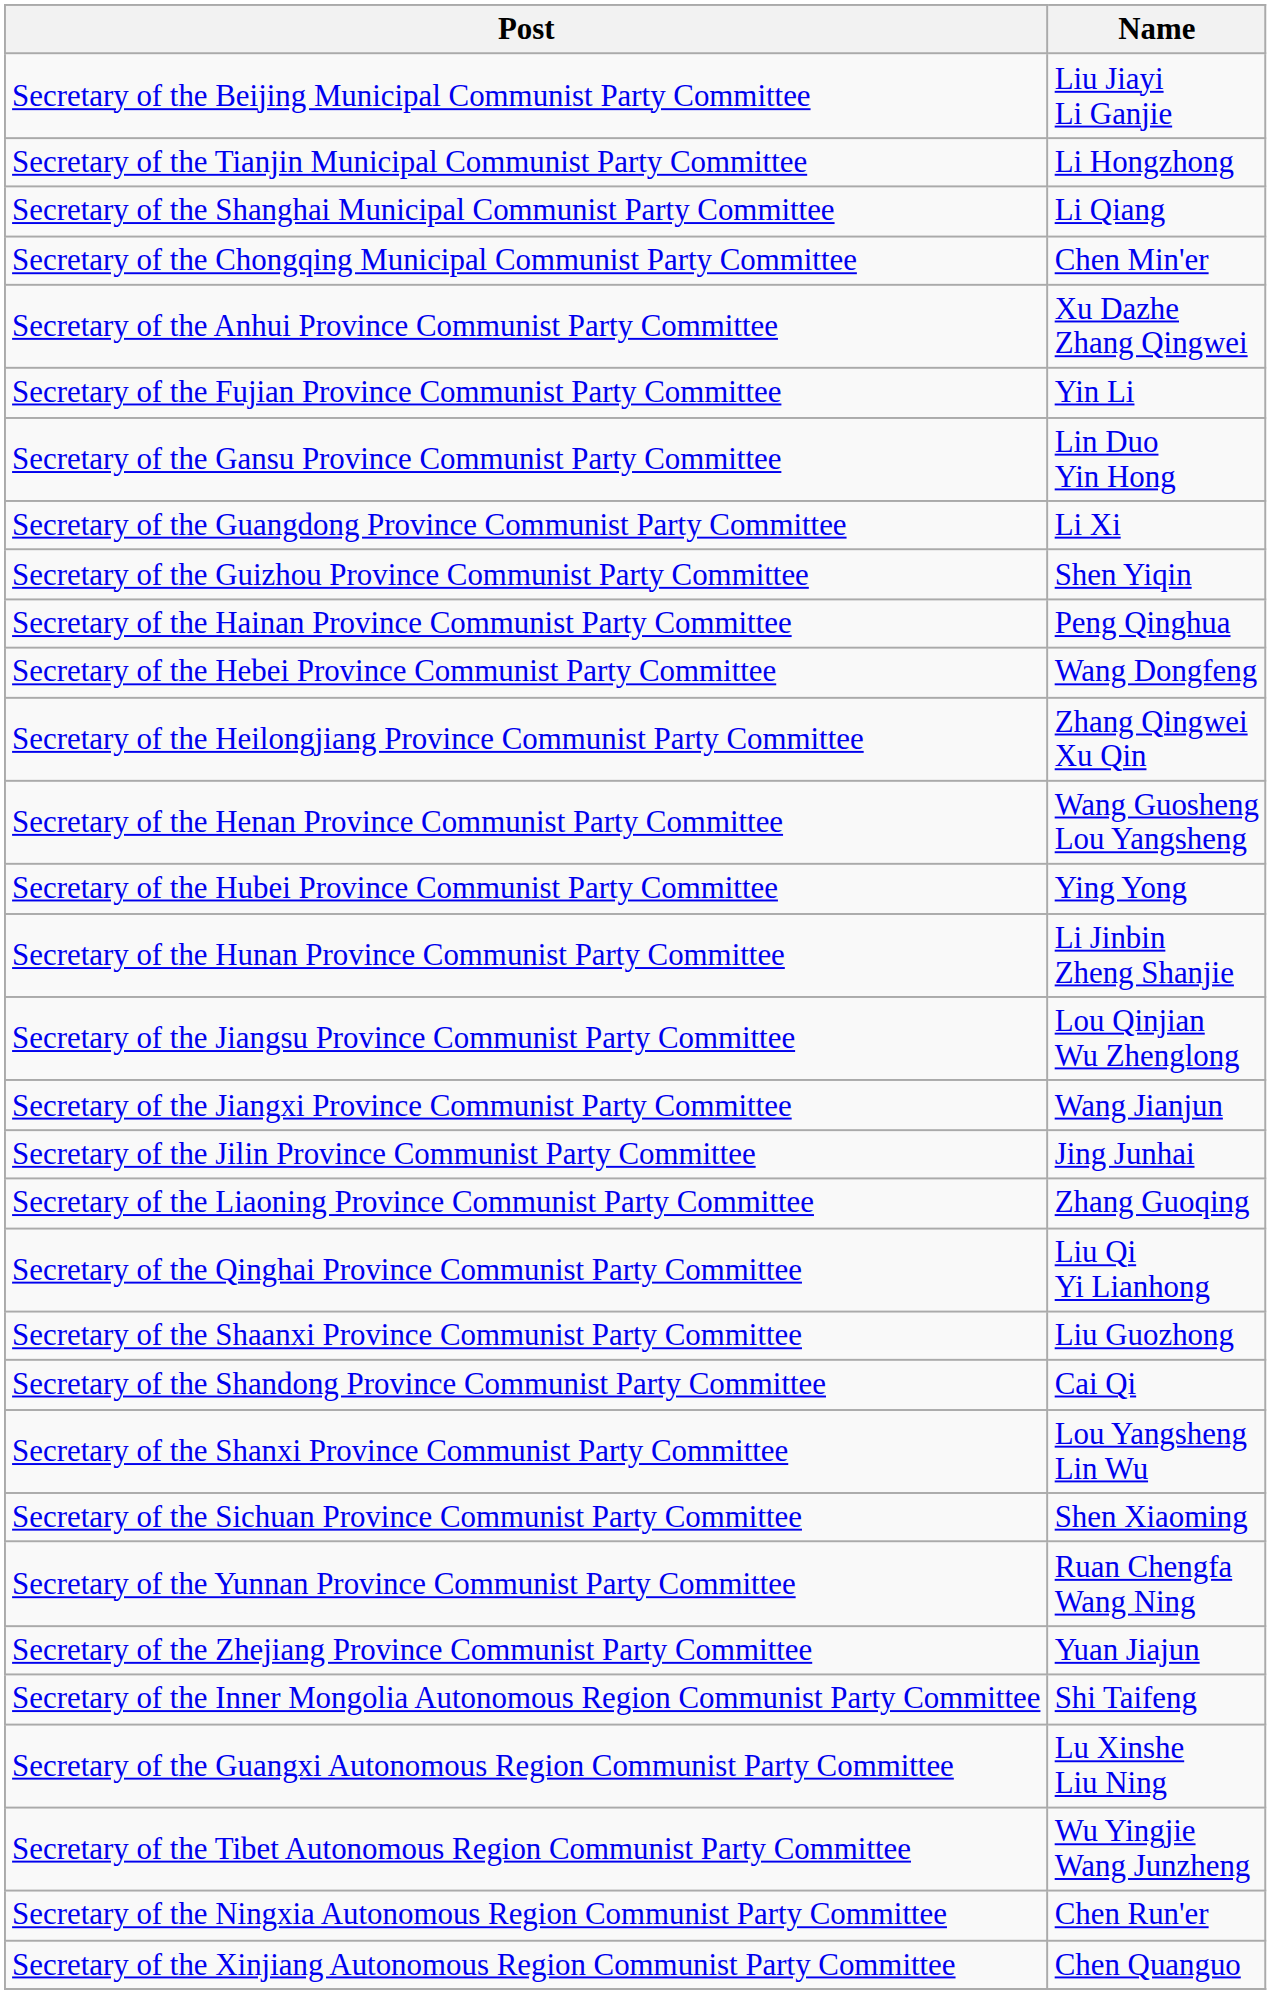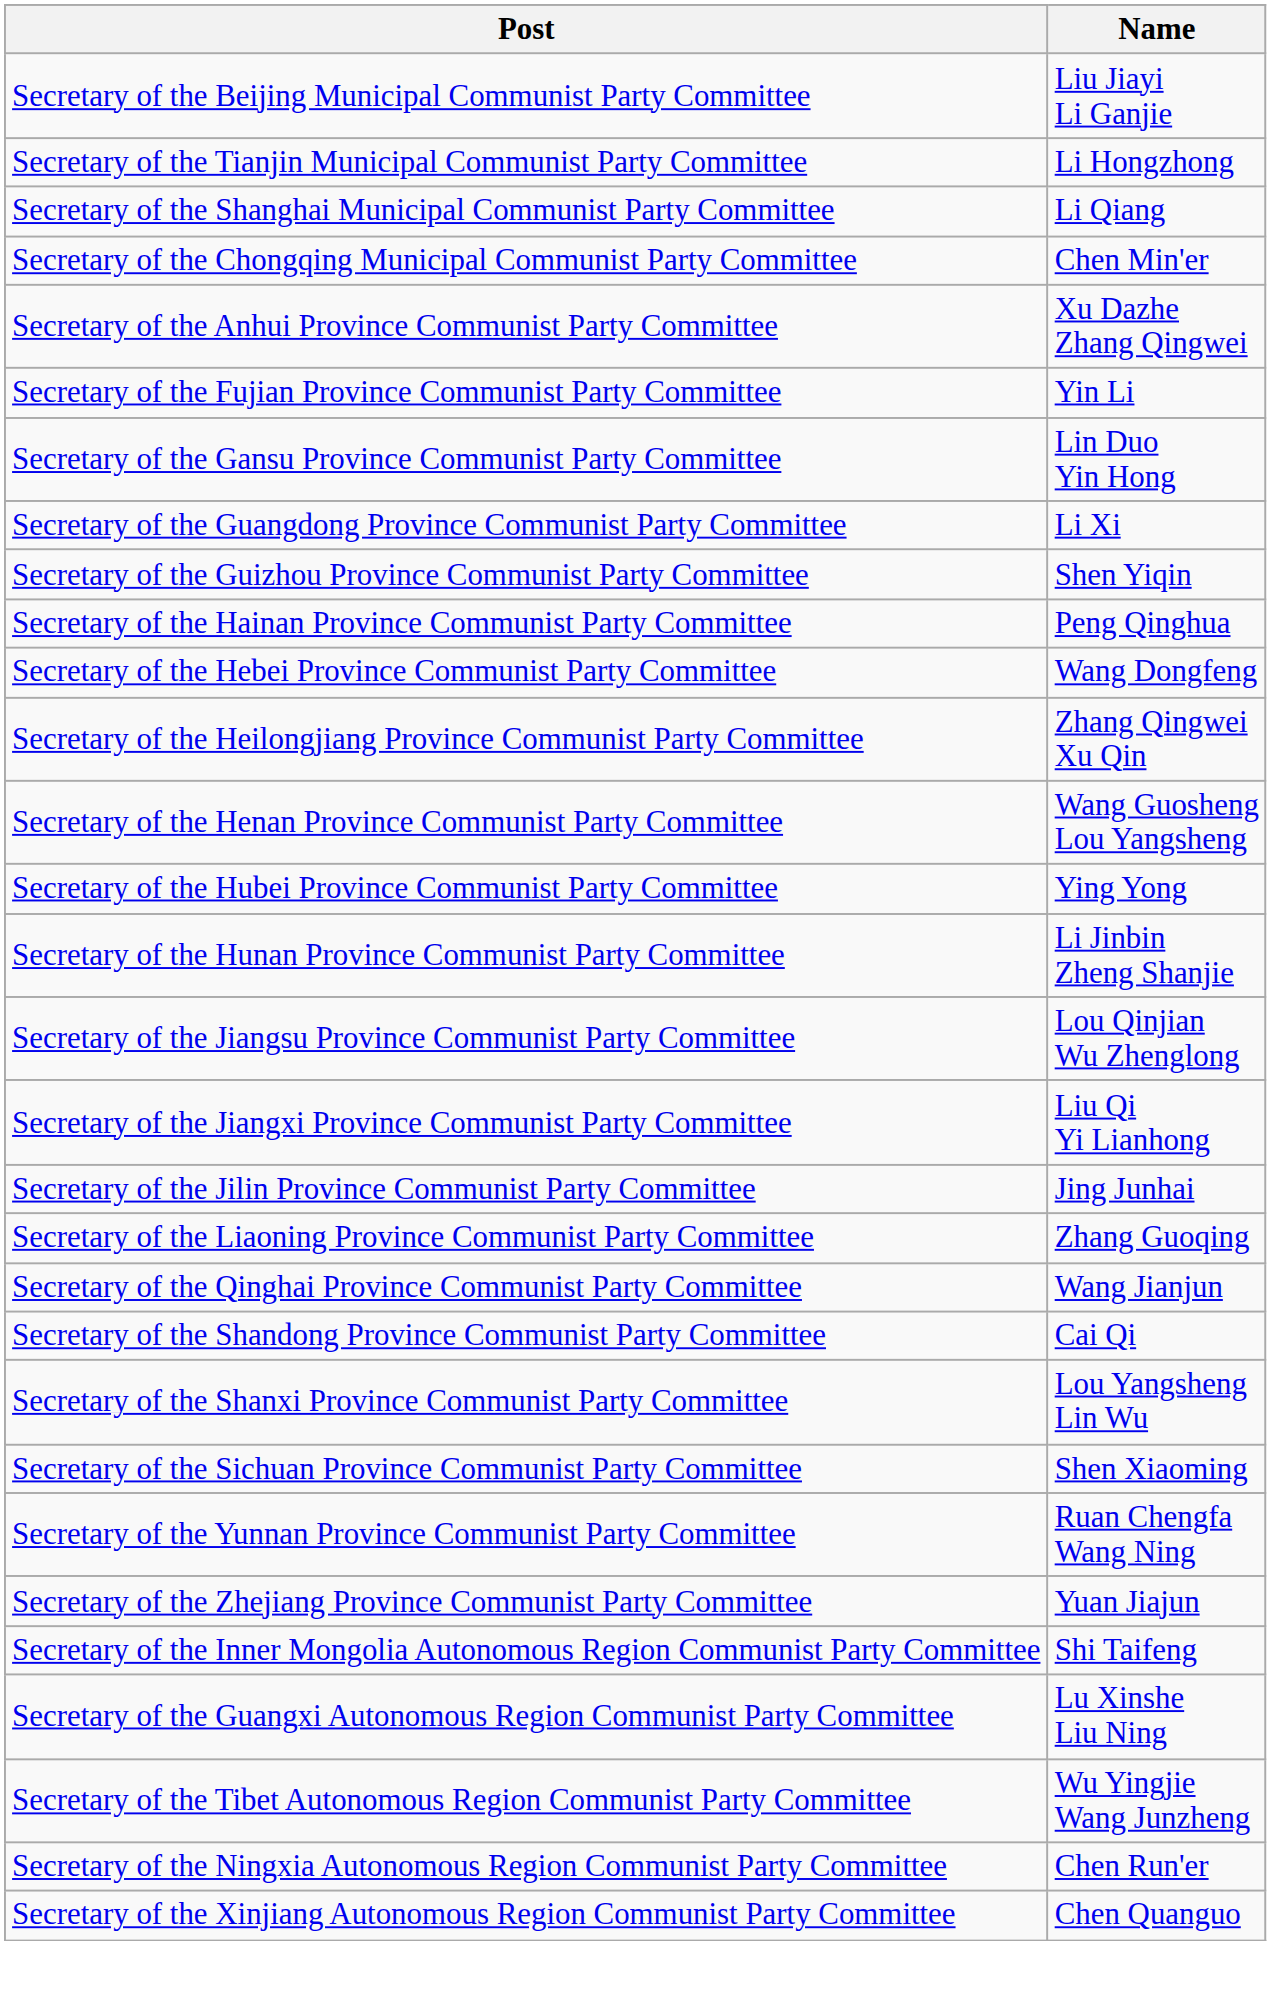(1139, 1104) Wang Jianjun -> (1132, 1122) Liu Qi Yi Lianhong
(1132, 1269) Liu Qi Yi Lianhong -> (1139, 1286) Wang Jianjun
- row: (407, 1335)
